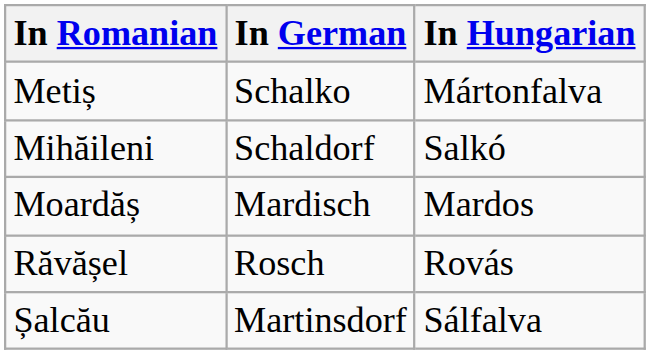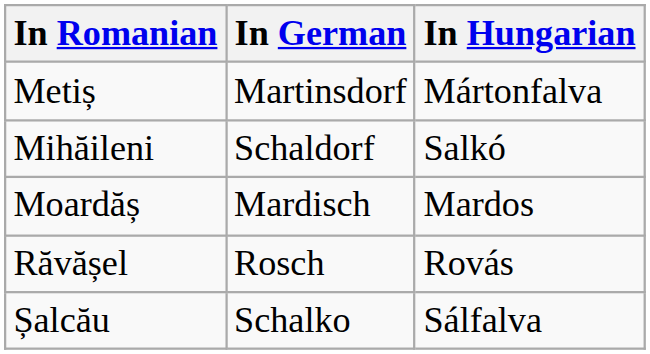(292, 90) Schalko -> (320, 90) Martinsdorf
(320, 319) Martinsdorf -> (292, 319) Schalko
